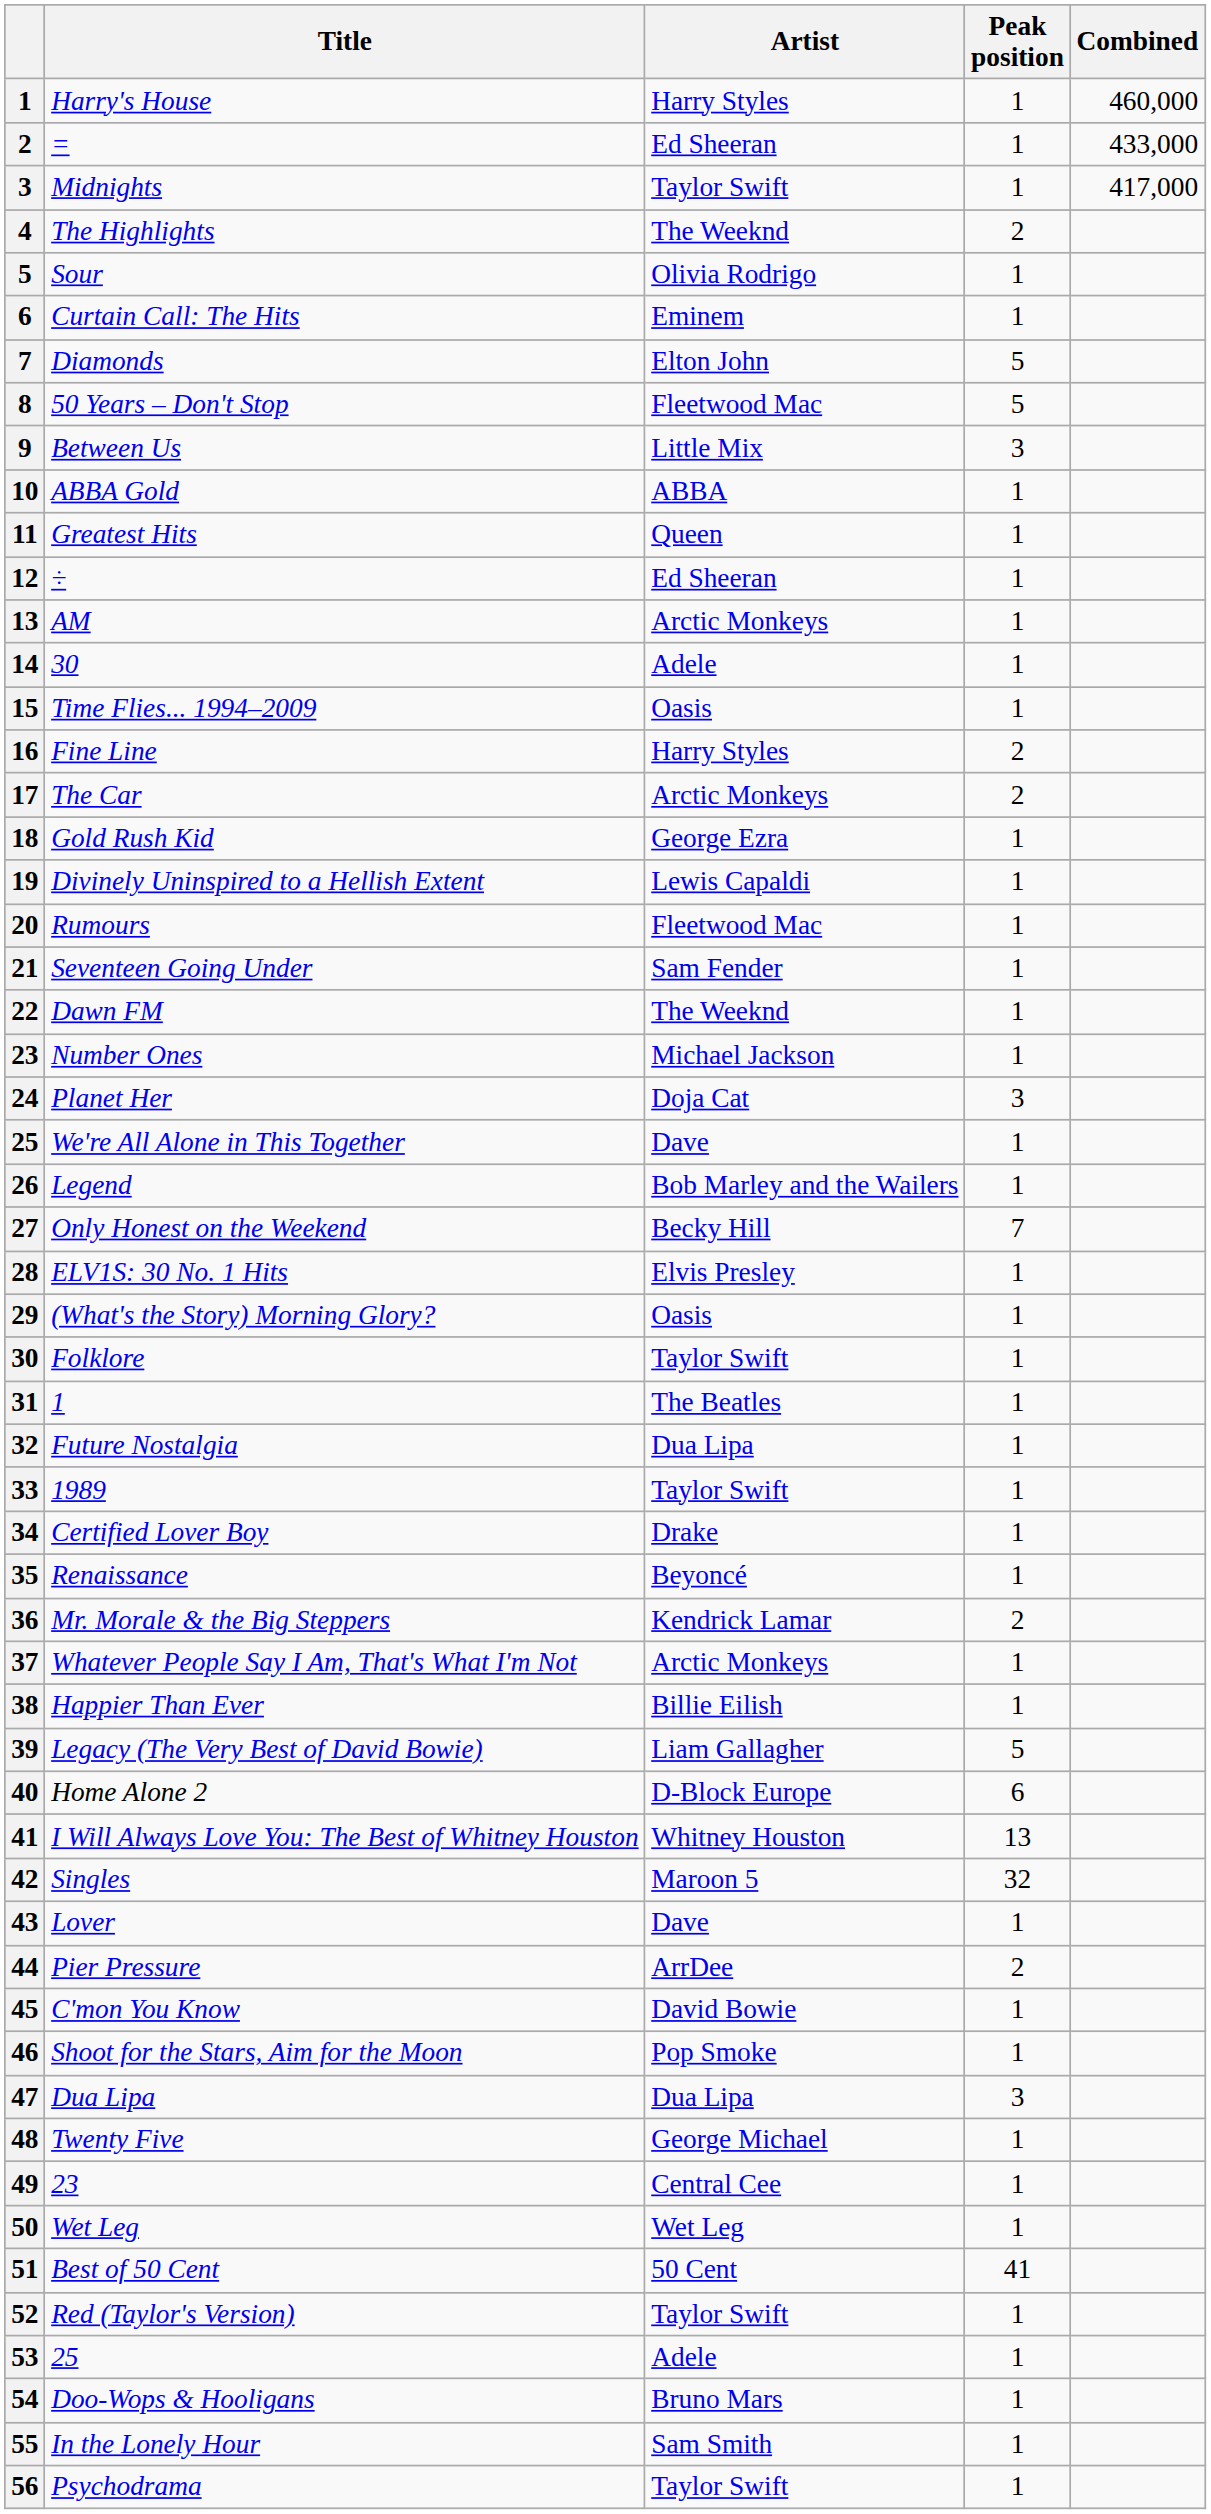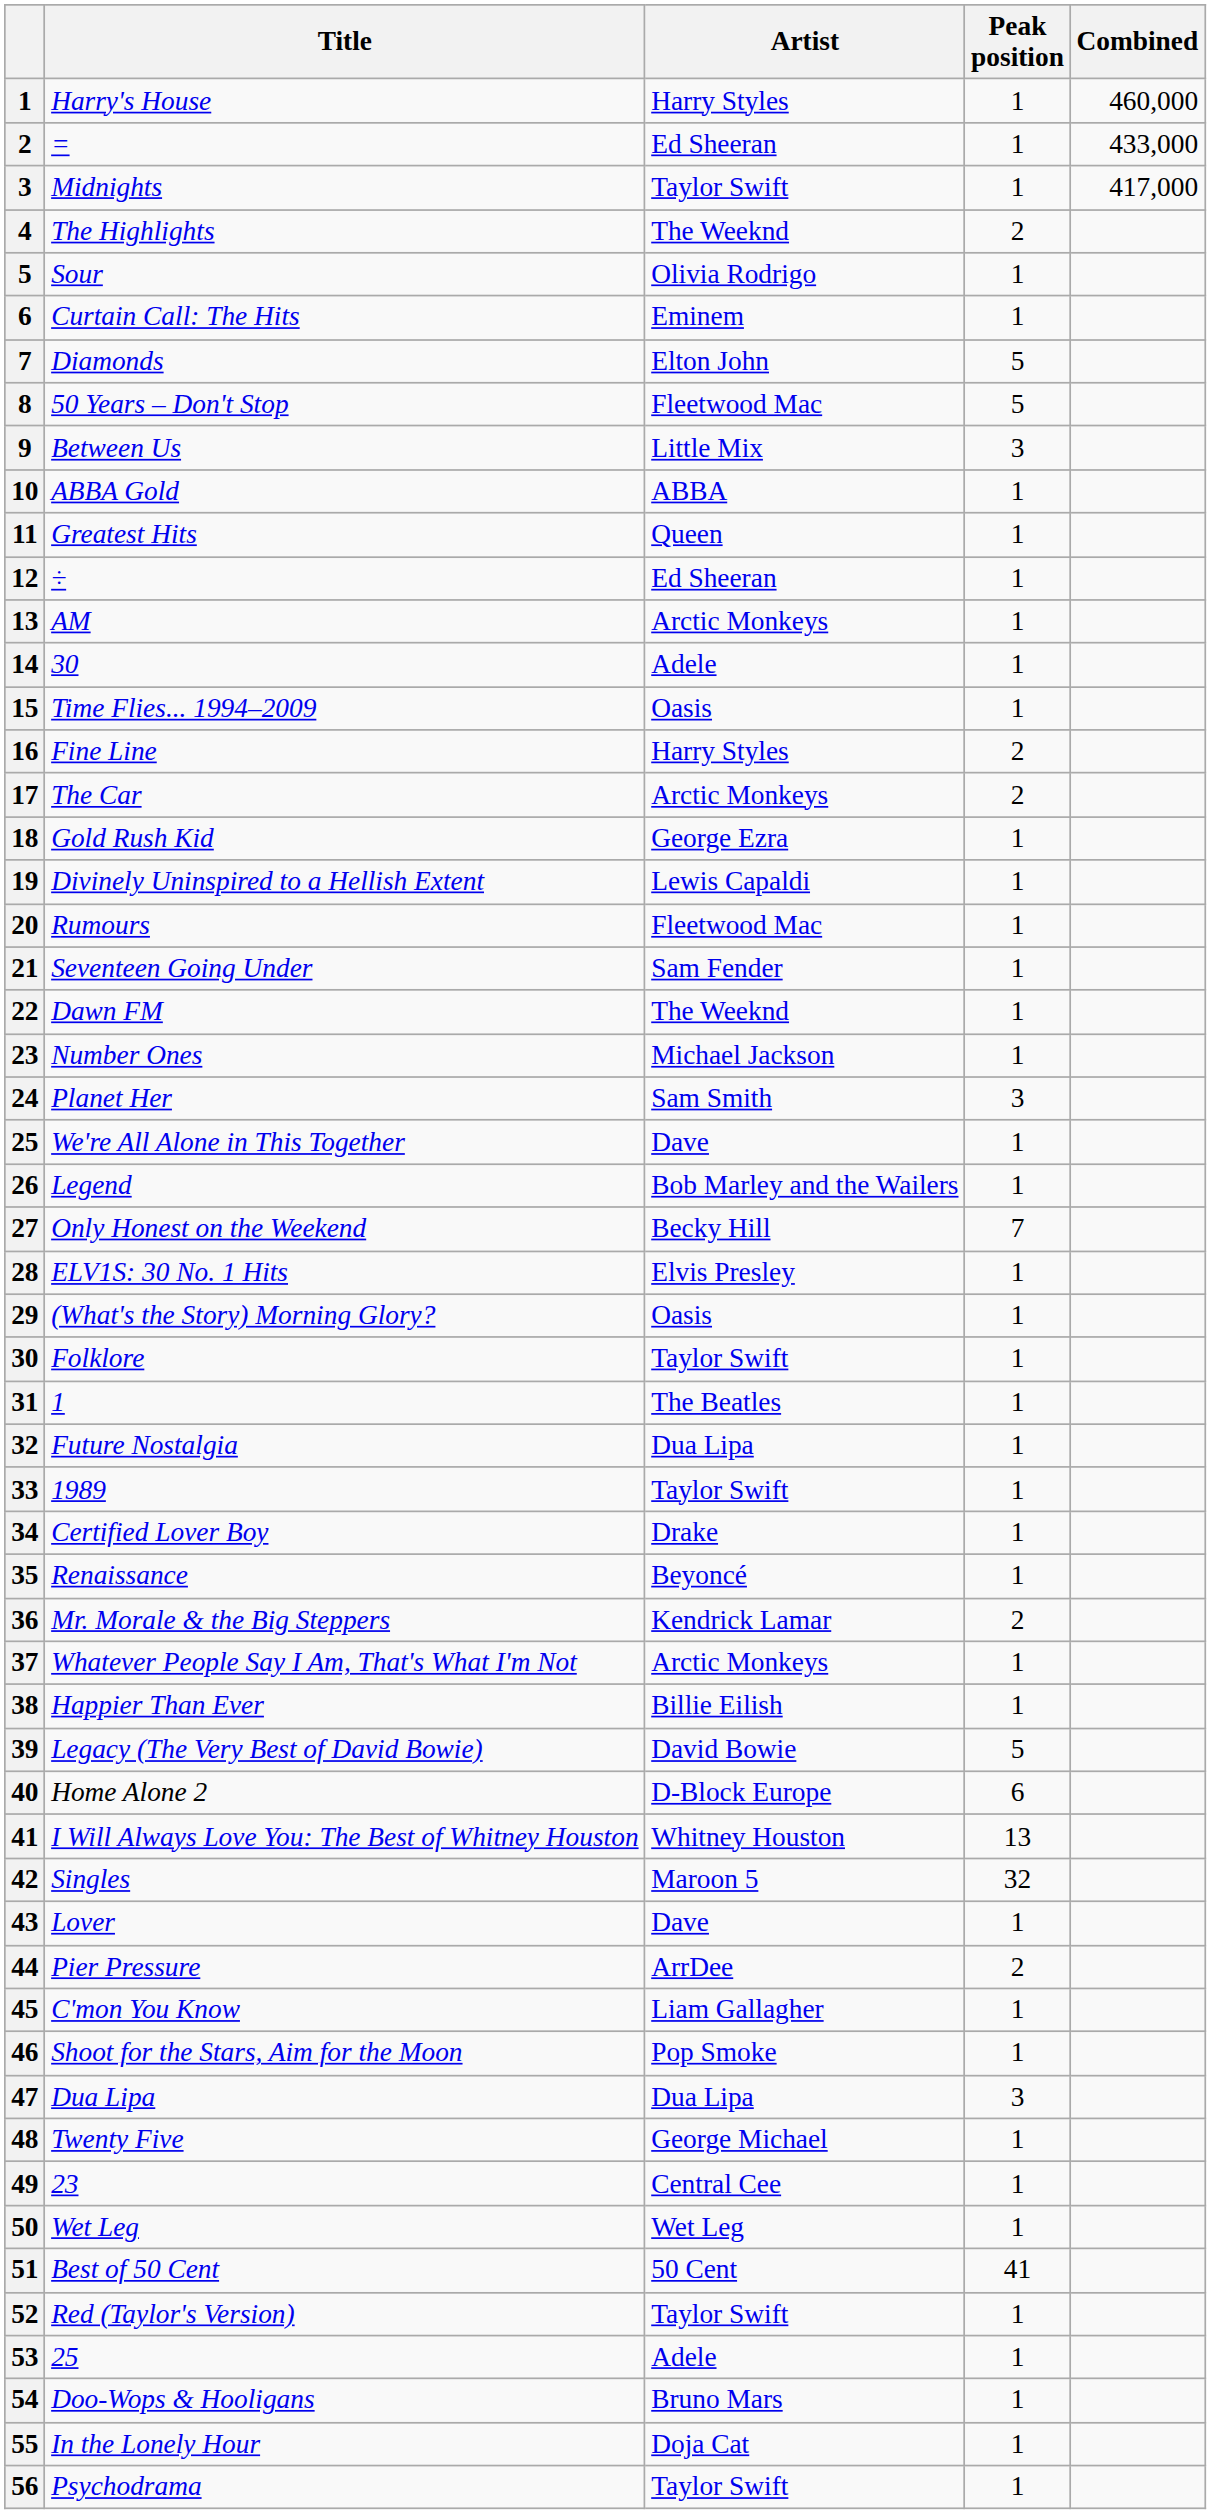(700, 1098) Doja Cat -> (712, 1098) Sam Smith
(737, 1749) Liam Gallagher -> (724, 1749) David Bowie
(724, 2009) David Bowie -> (737, 2009) Liam Gallagher
(712, 2443) Sam Smith -> (700, 2443) Doja Cat
